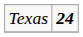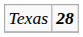(65, 18) 24 -> (65, 18) 28
